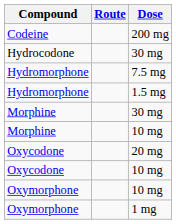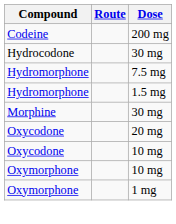- row: (32, 131)
